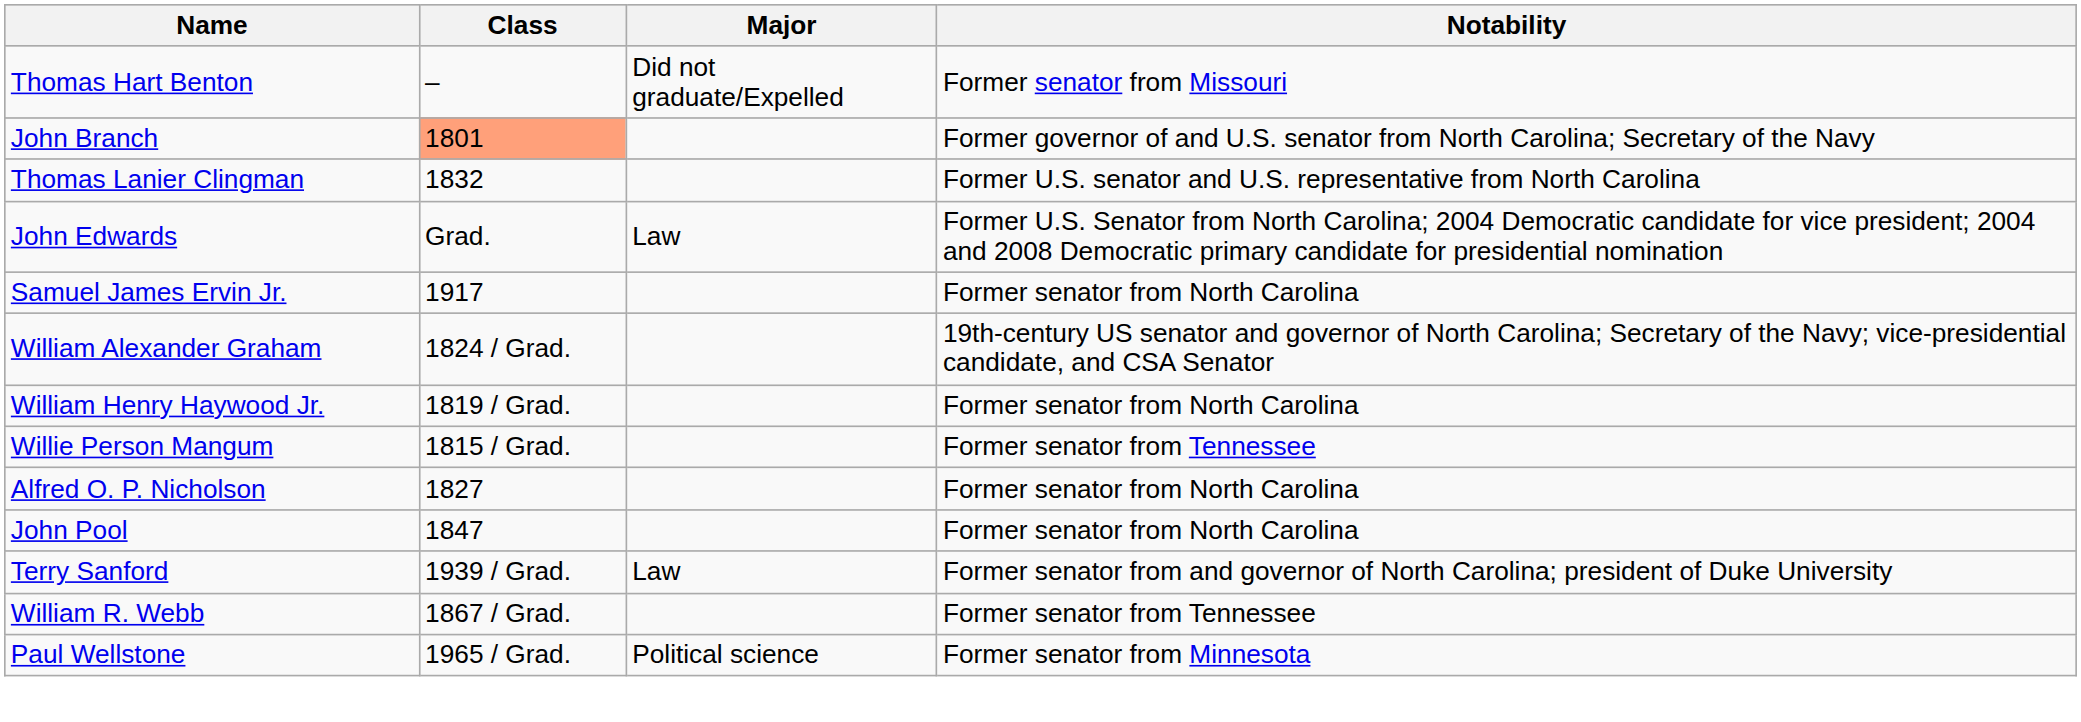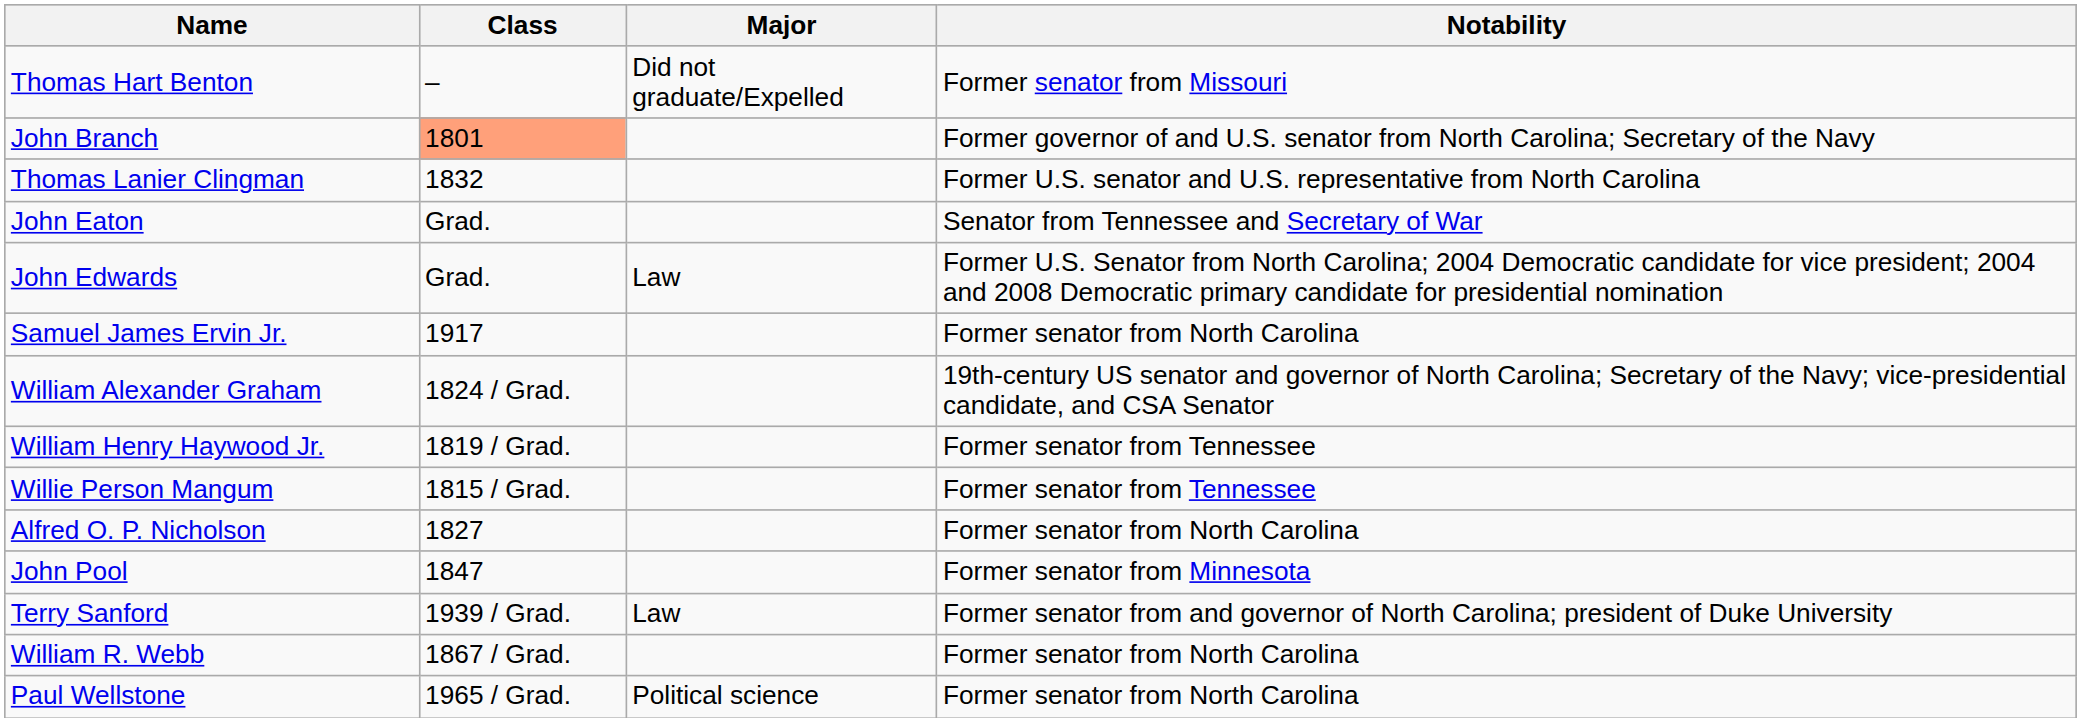+ row: (77, 221)
(1151, 405) Former senator from North Carolina -> (1129, 446) Former senator from Tennessee
(1151, 530) Former senator from North Carolina -> (1127, 571) Former senator from Minnesota
(1129, 613) Former senator from Tennessee -> (1151, 654) Former senator from North Carolina
(1127, 654) Former senator from Minnesota -> (1151, 696) Former senator from North Carolina
